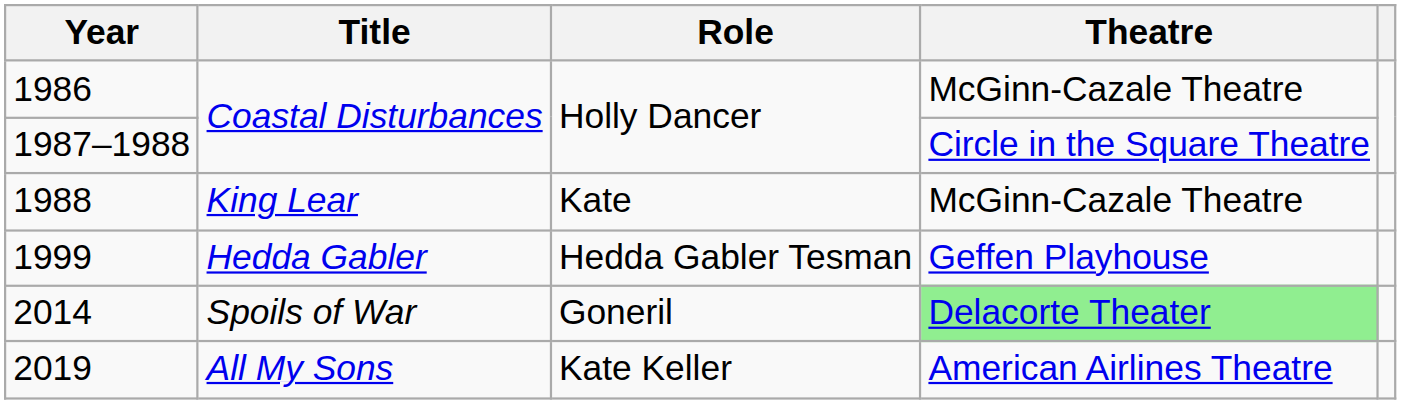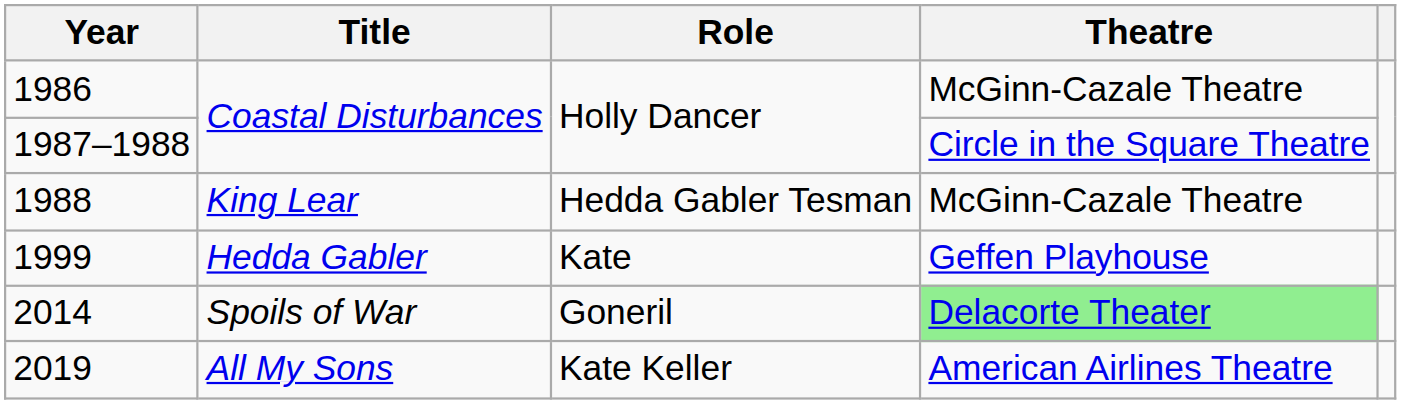(595, 200) Kate -> (736, 200) Hedda Gabler Tesman
(736, 256) Hedda Gabler Tesman -> (595, 256) Kate
